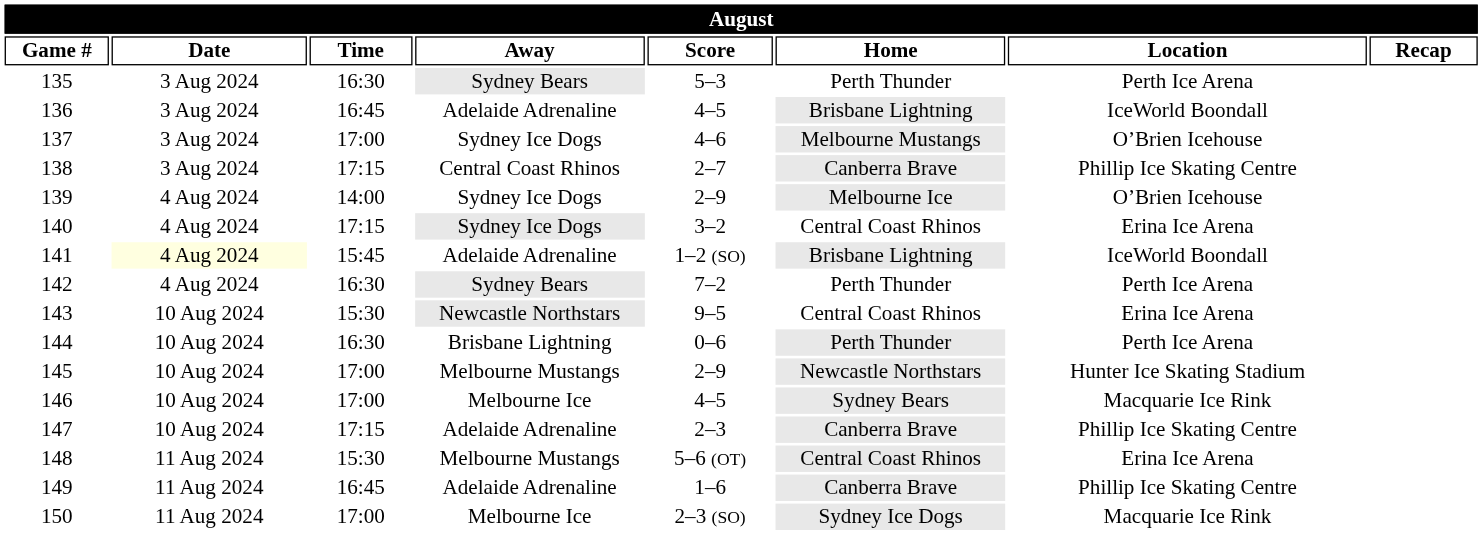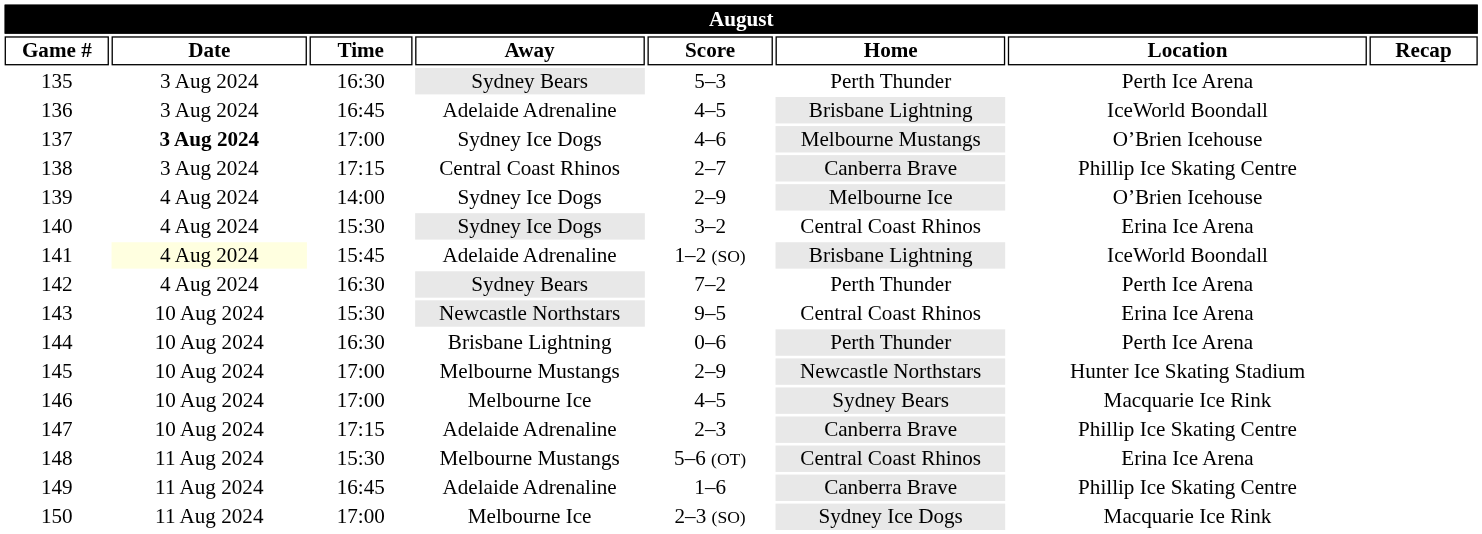(209, 139) normal -> (209, 139) bold
(361, 226) 17:15 -> (361, 226) 15:30
